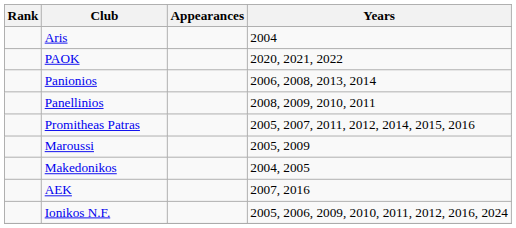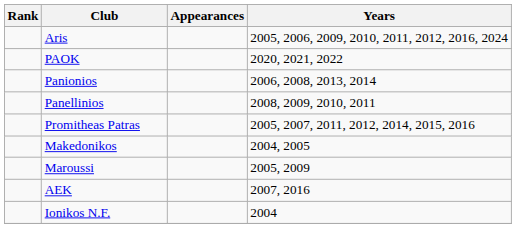(264, 37) 2004 -> (379, 37) 2005, 2006, 2009, 2010, 2011, 2012, 2016, 2024
rows swapped: (81, 168) <-> (69, 146)
(379, 212) 2005, 2006, 2009, 2010, 2011, 2012, 2016, 2024 -> (264, 212) 2004
